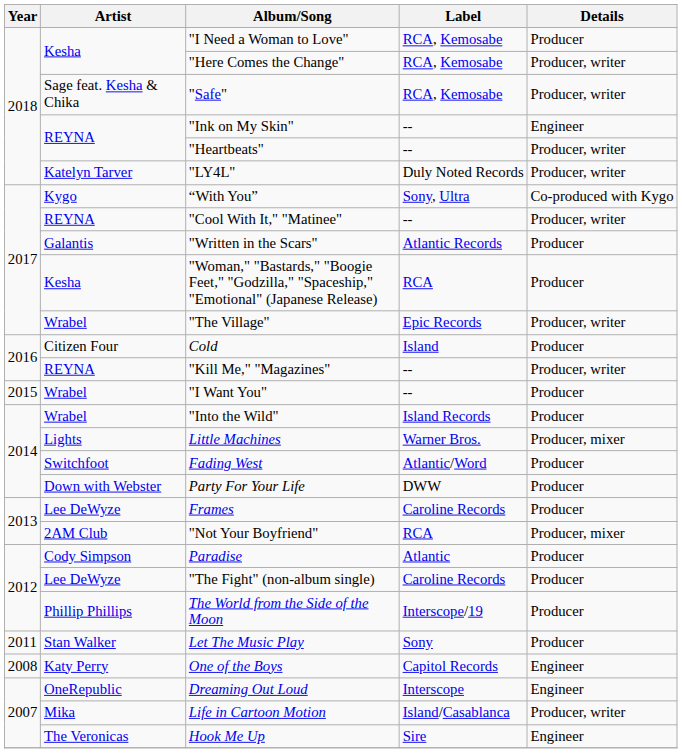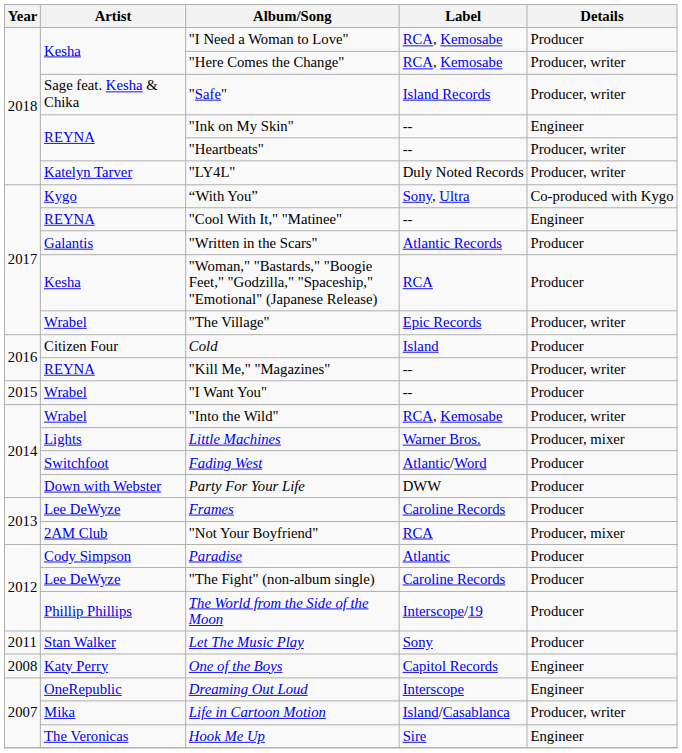(453, 94) RCA, Kemosabe -> (447, 94) Island Records
(578, 219) Producer, writer -> (557, 219) Engineer
(447, 416) Island Records -> (453, 416) RCA, Kemosabe
(557, 416) Producer -> (578, 416) Producer, writer
